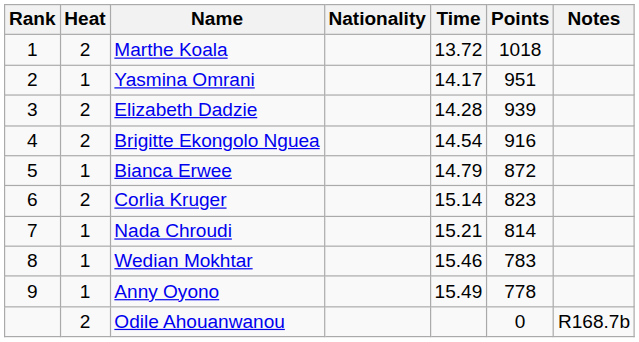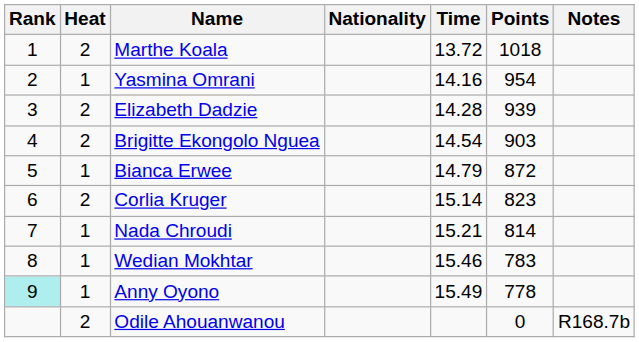(458, 79) 14.17 -> (458, 79) 14.16
(520, 79) 951 -> (520, 79) 954
(520, 140) 916 -> (520, 140) 903
(32, 291) no background -> (32, 291) paleturquoise background
